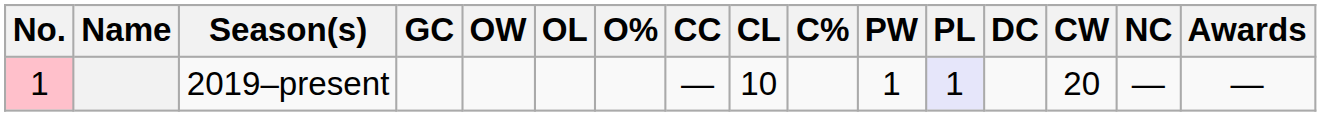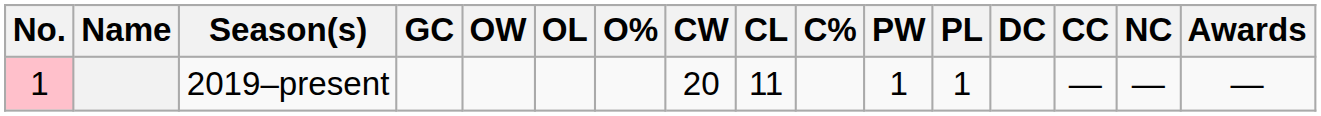columns swapped: (1082, 30) <-> (697, 30)
(759, 83) 10 -> (766, 83) 11
(955, 83) lavender background -> (962, 83) no background
